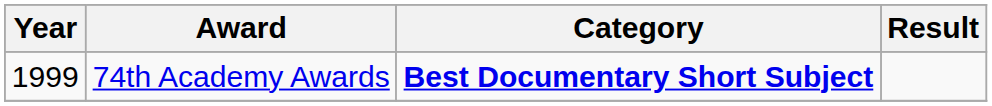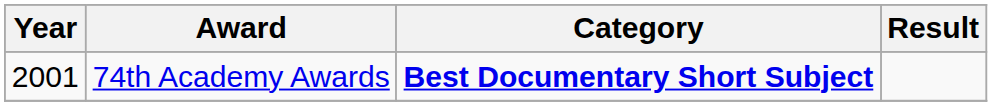(45, 76) 1999 -> (45, 76) 2001
